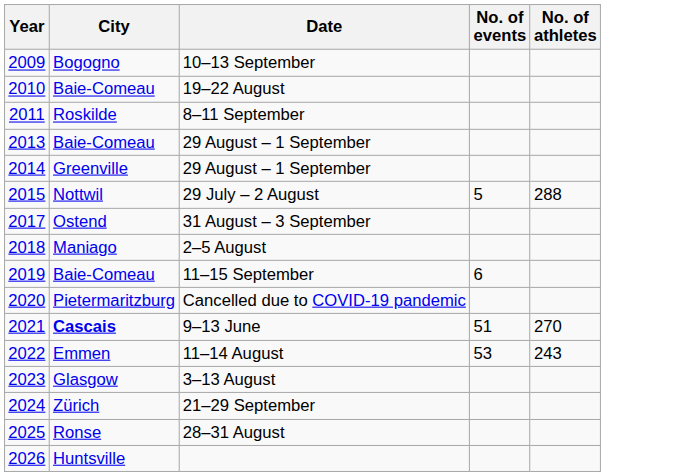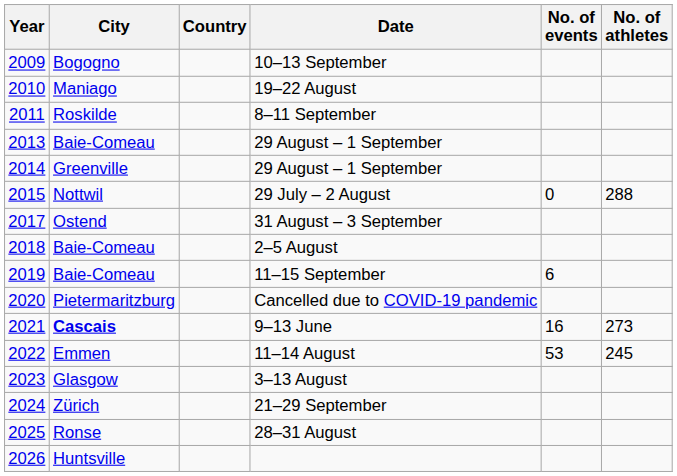+ column: (215, 27)
(104, 89) Baie-Comeau -> (85, 89) Maniago
(478, 194) 5 -> (550, 194) 0
(85, 247) Maniago -> (104, 247) Baie-Comeau
(483, 326) 51 -> (554, 326) 16
(548, 326) 270 -> (619, 326) 273
(548, 353) 243 -> (619, 353) 245
